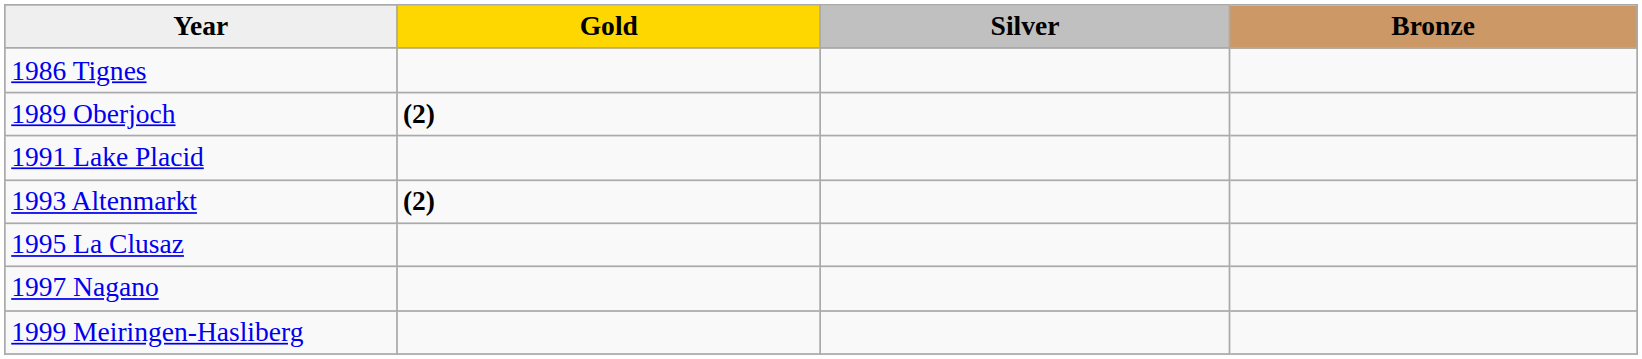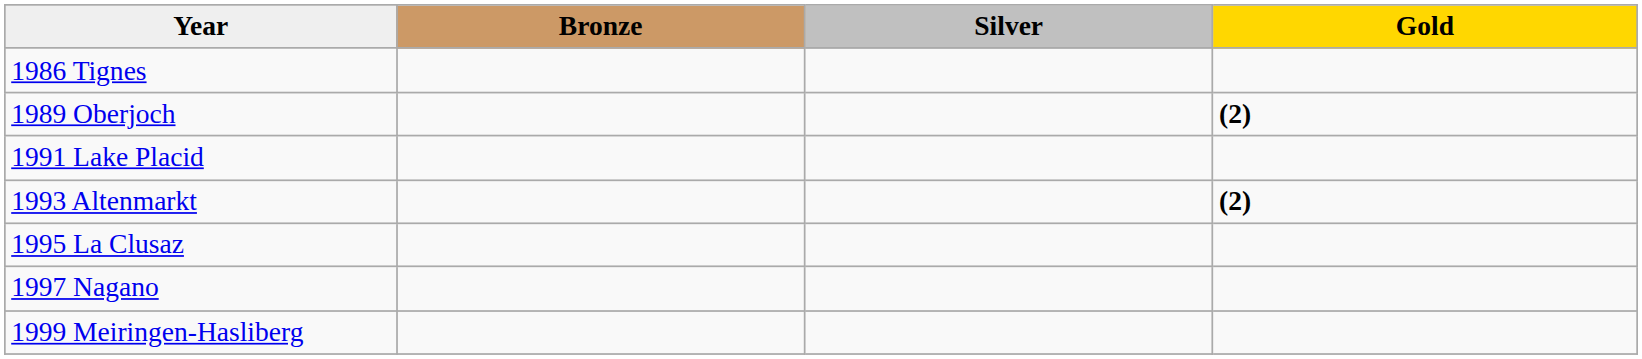columns swapped: (609, 26) <-> (1433, 26)
